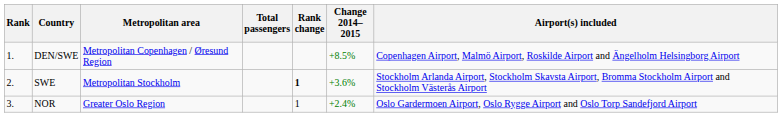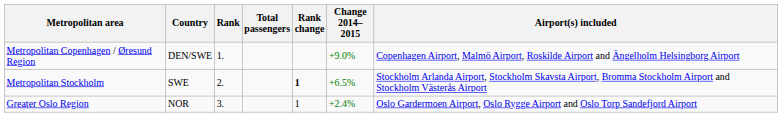columns swapped: (18, 23) <-> (161, 23)
(342, 55) +8.5% -> (342, 55) +9.0%
(342, 82) +3.6% -> (342, 82) +6.5%
